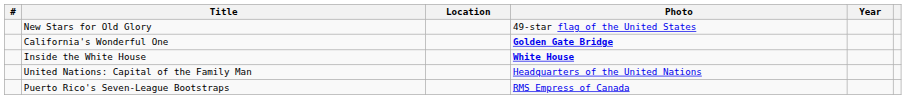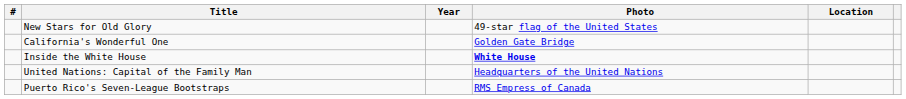columns swapped: (870, 12) <-> (468, 12)
(563, 42) bold -> (524, 42) normal
